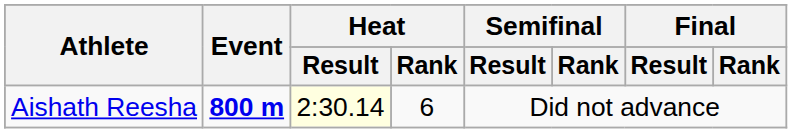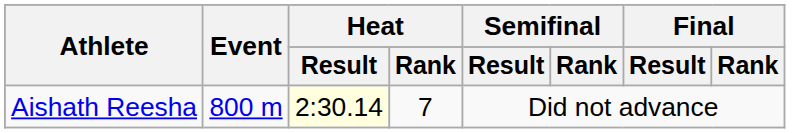(247, 107) bold -> (246, 107) normal
(427, 107) 6 -> (425, 107) 7
